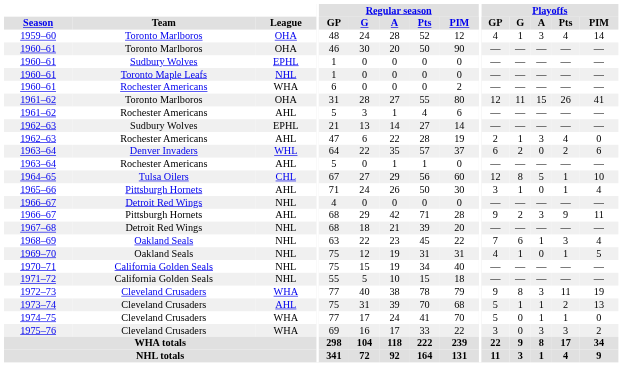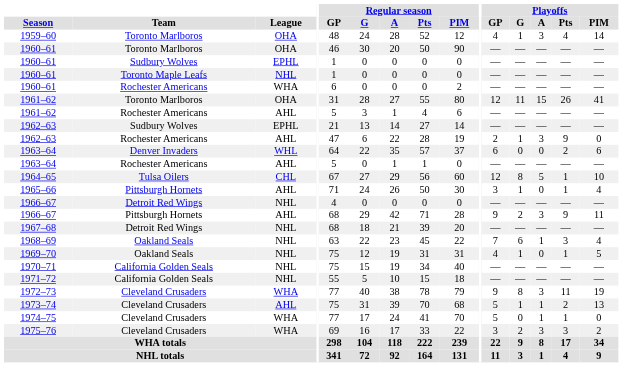(566, 138) 4 -> (566, 138) 9
(520, 151) 2 -> (520, 151) 0
(520, 330) 0 -> (520, 330) 2
